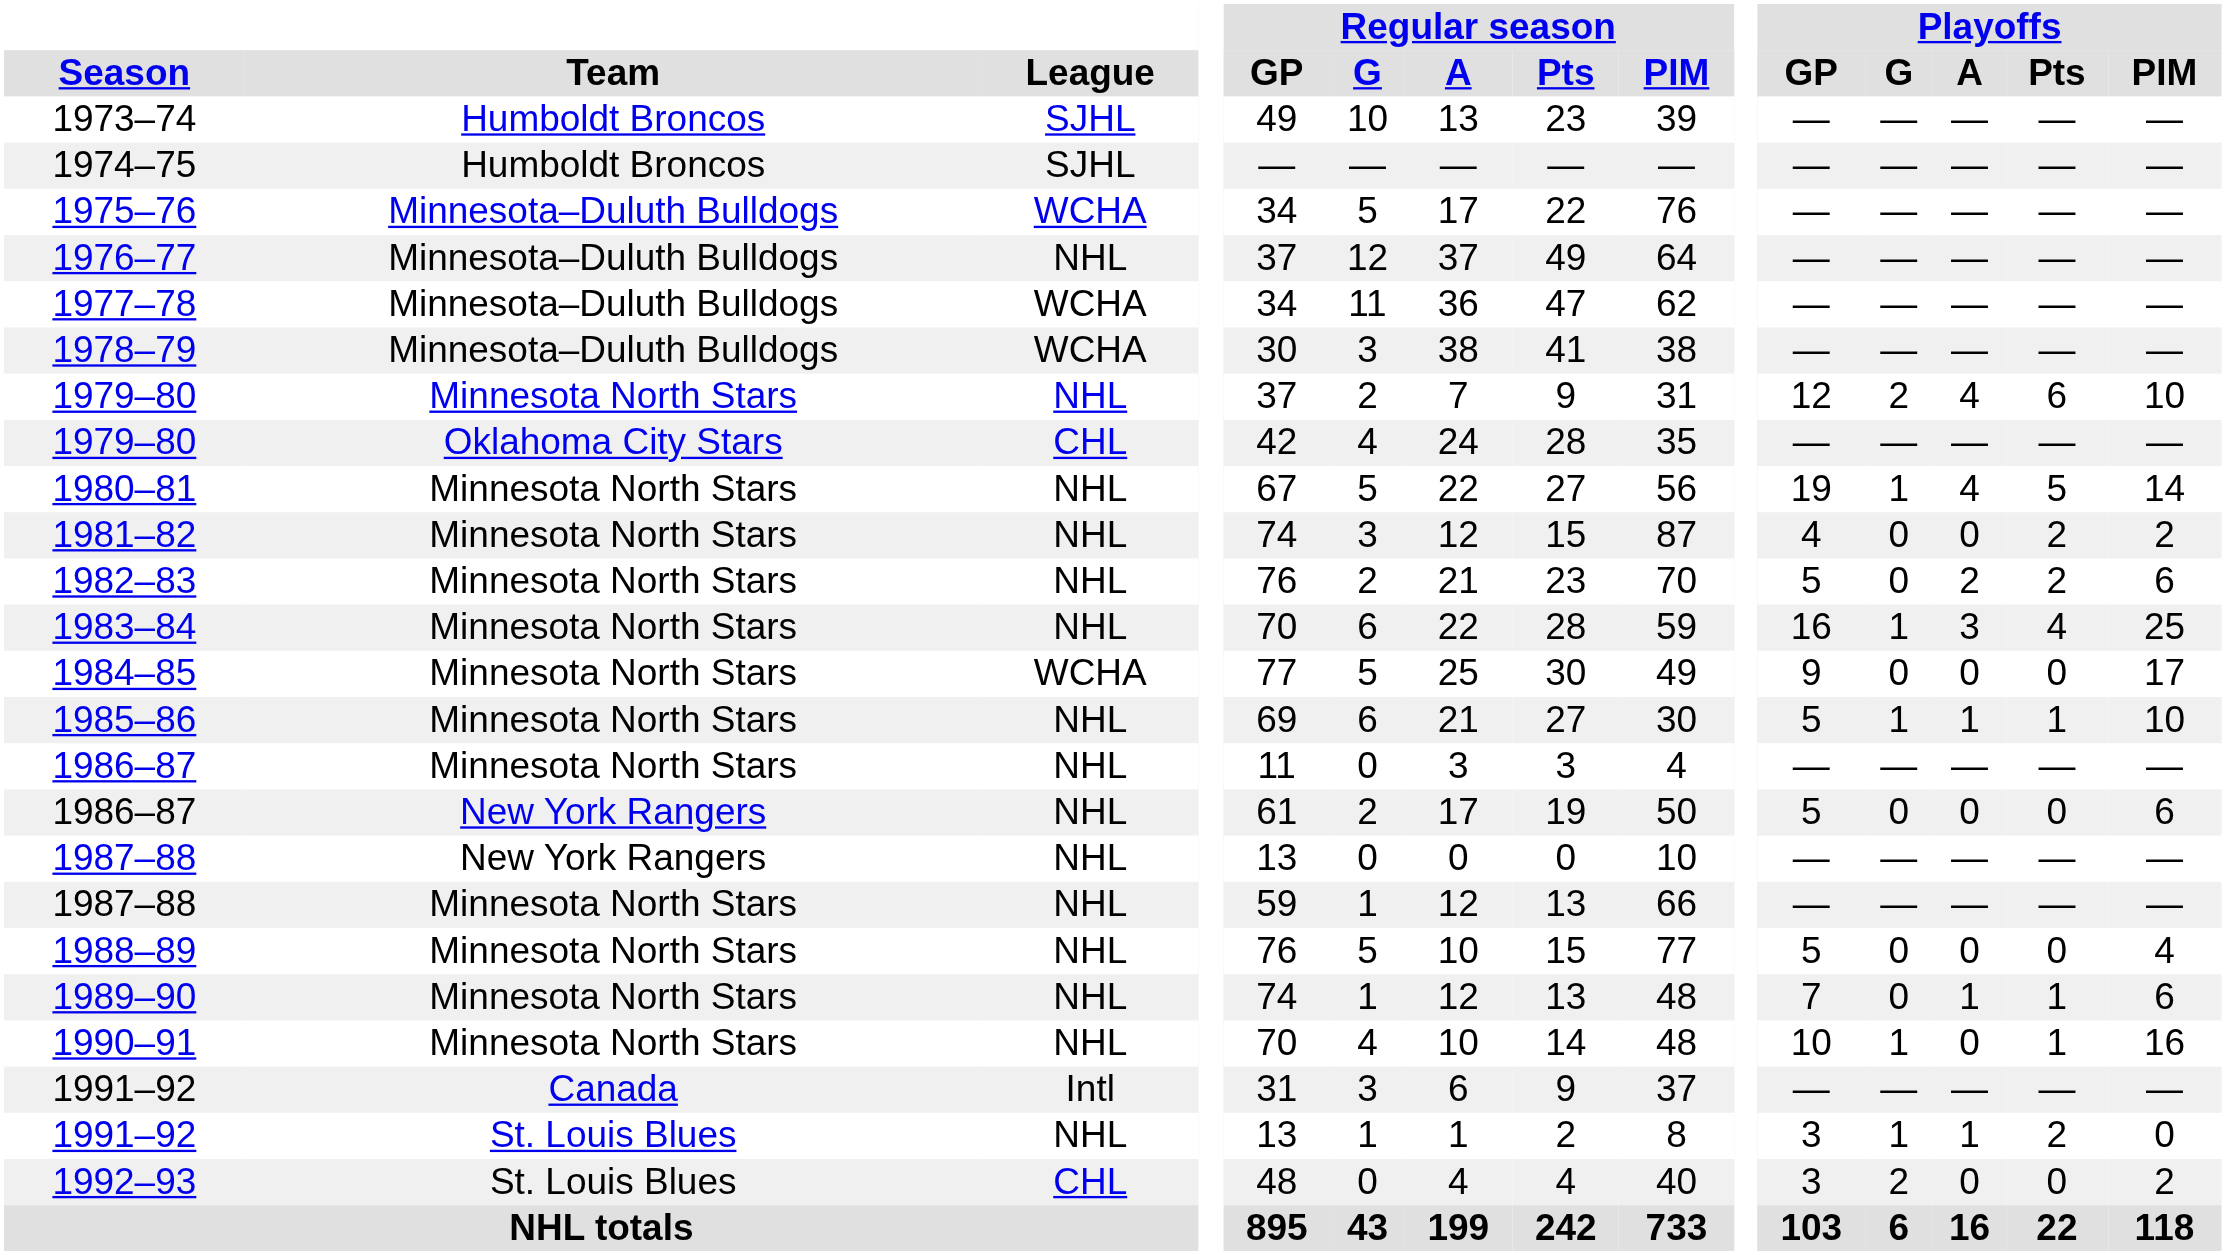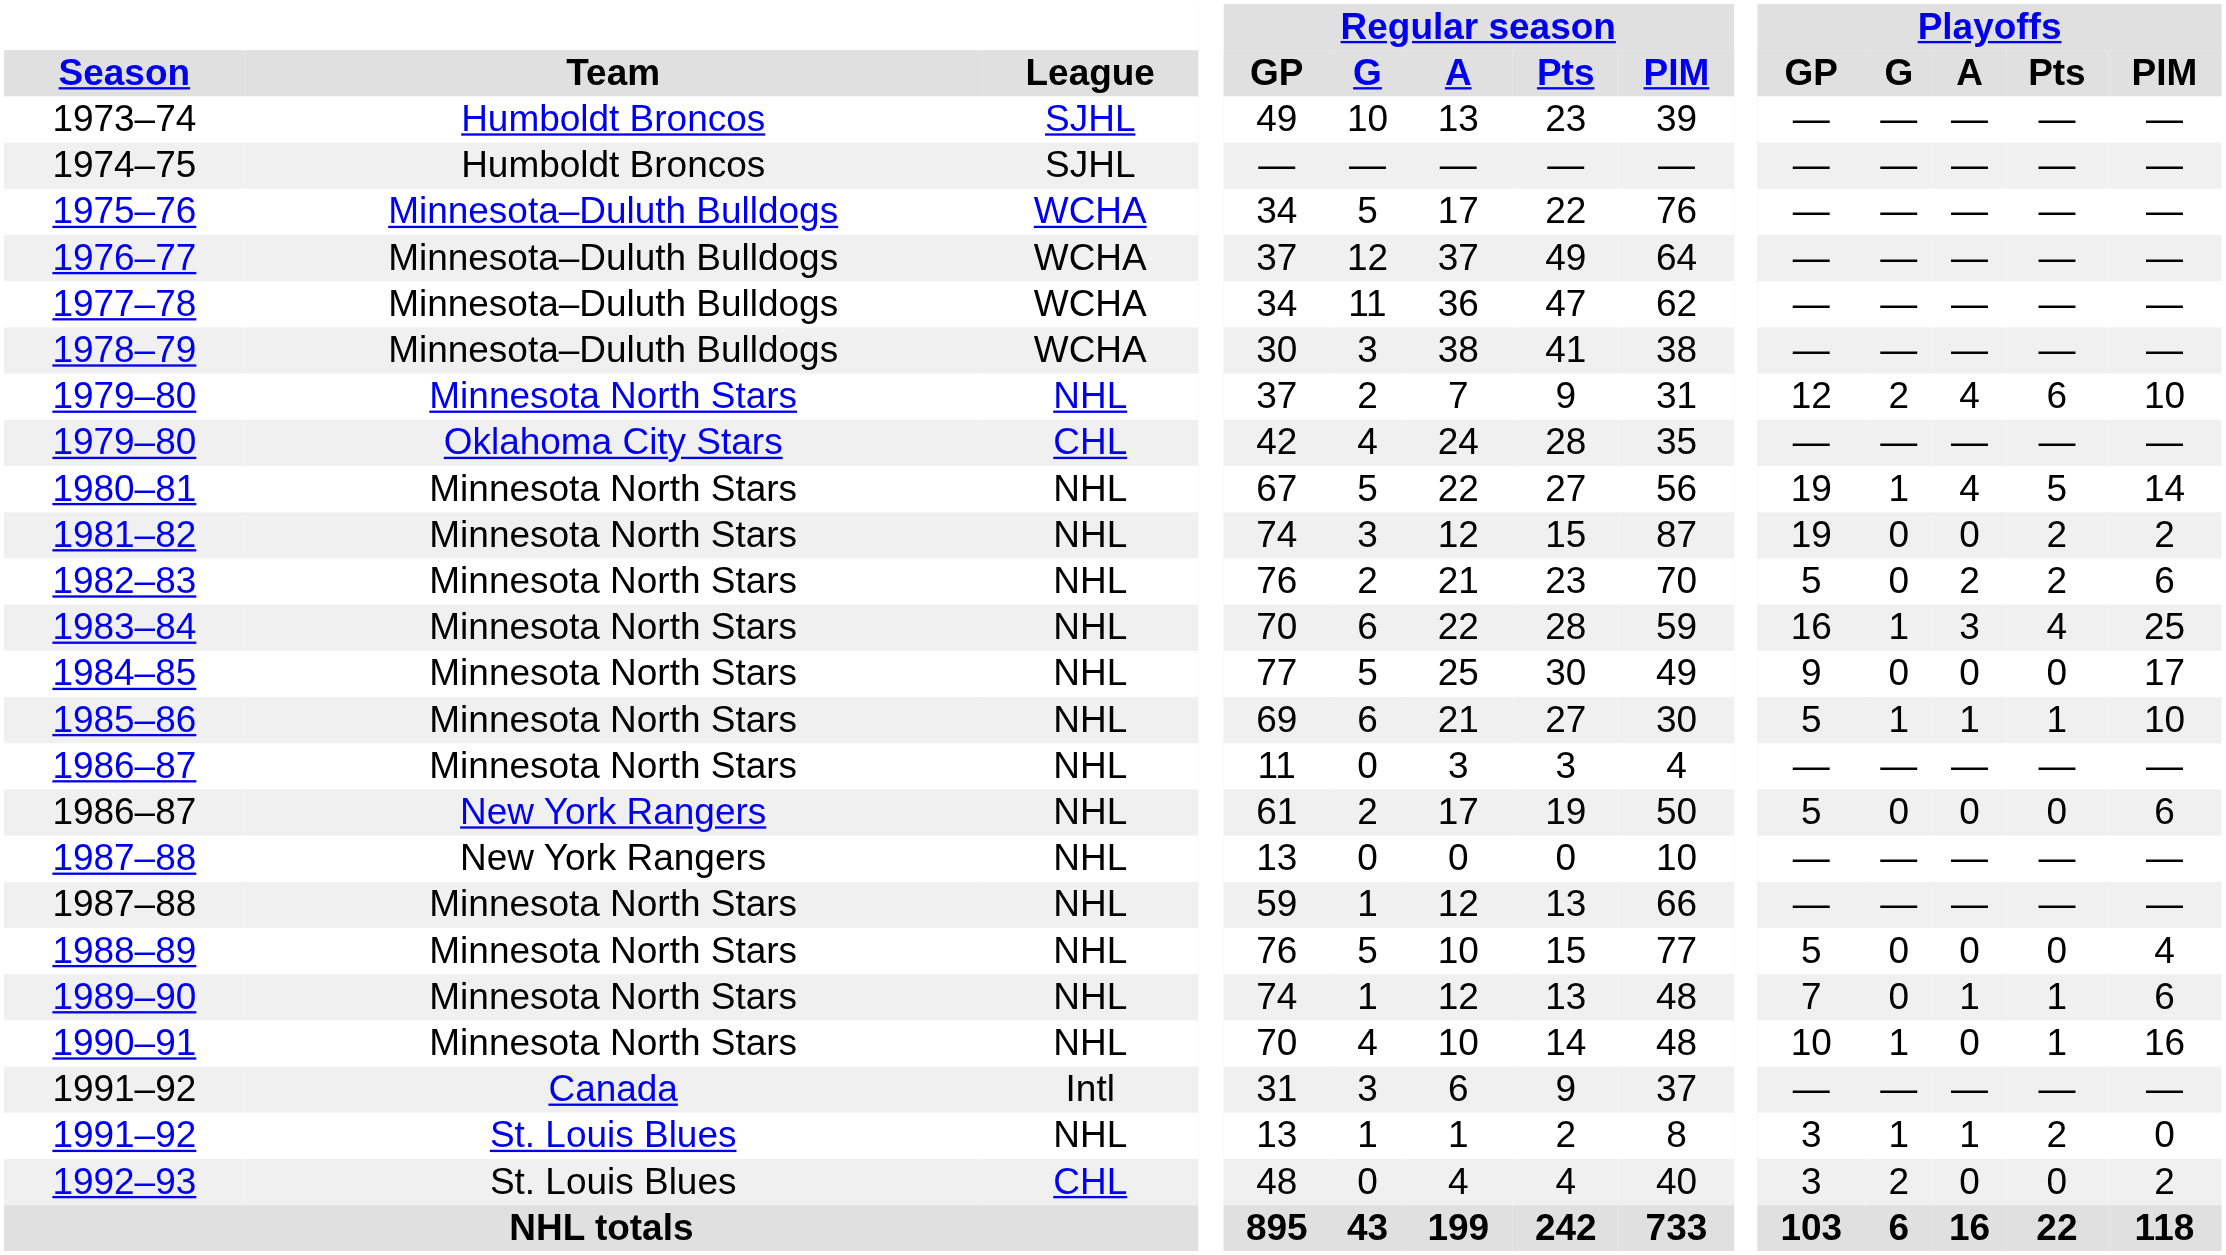(1090, 257) NHL -> (1090, 257) WCHA
(1811, 534) 4 -> (1811, 534) 19
(1090, 673) WCHA -> (1090, 673) NHL
